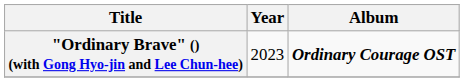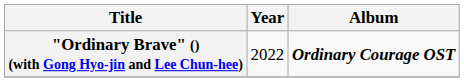(267, 53) 2023 -> (267, 53) 2022
